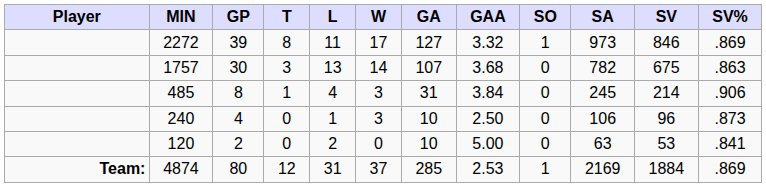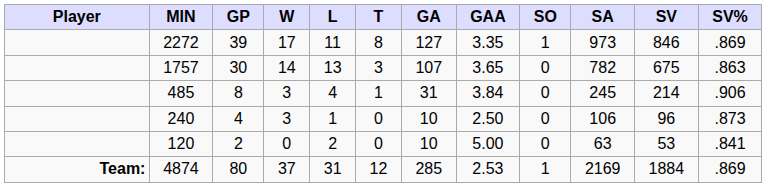columns swapped: (378, 17) <-> (287, 17)
(488, 42) 3.32 -> (488, 42) 3.35
(488, 67) 3.68 -> (488, 67) 3.65
